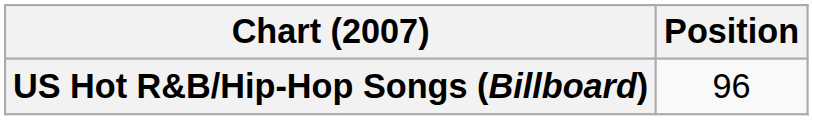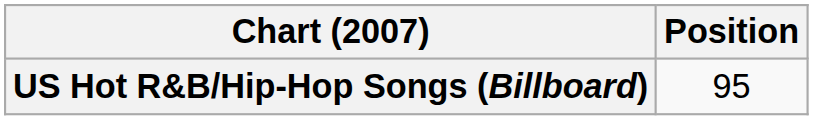(732, 85) 96 -> (732, 85) 95
